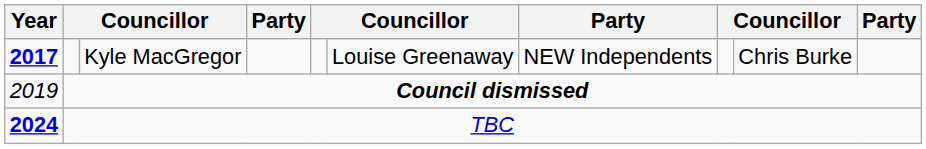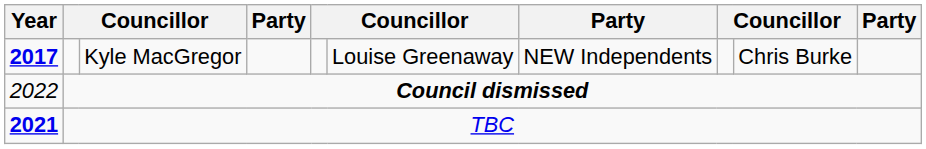(34, 90) 2019 -> (34, 90) 2022
(34, 125) 2024 -> (34, 125) 2021
